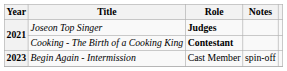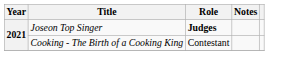(210, 43) bold -> (209, 43) normal
- row: (83, 58)
